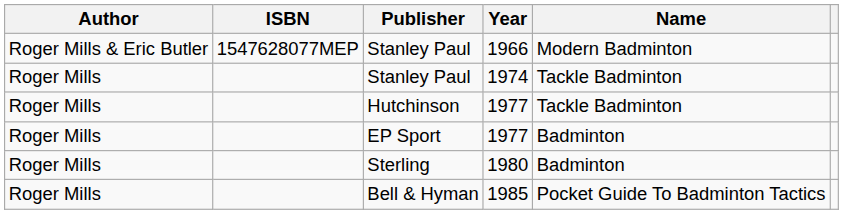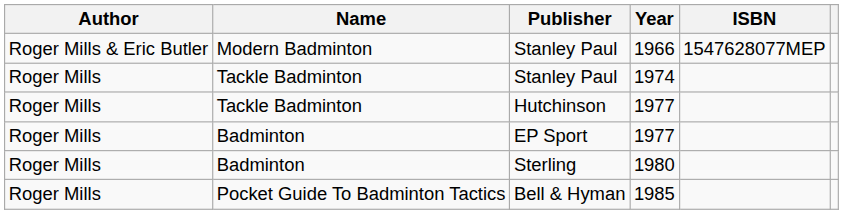columns swapped: (681, 19) <-> (288, 19)
